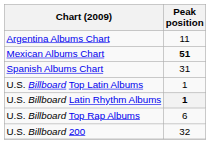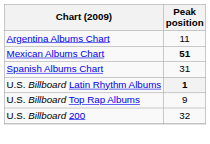- row: (75, 85)
(185, 116) 6 -> (185, 100) 9
